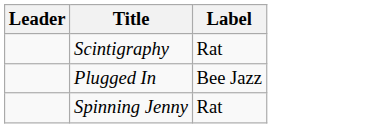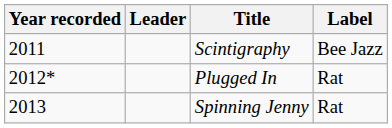+ column: (65, 19)
(209, 48) Rat -> (350, 48) Bee Jazz
(229, 78) Bee Jazz -> (330, 78) Rat
